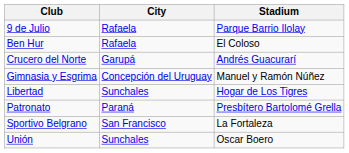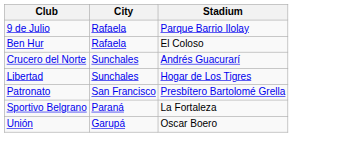(118, 60) Garupá -> (115, 60) Sunchales
- row: (52, 76)
(118, 108) Paraná -> (124, 92) San Francisco
(134, 124) San Francisco -> (108, 108) Paraná
(125, 140) Sunchales -> (108, 124) Garupá
